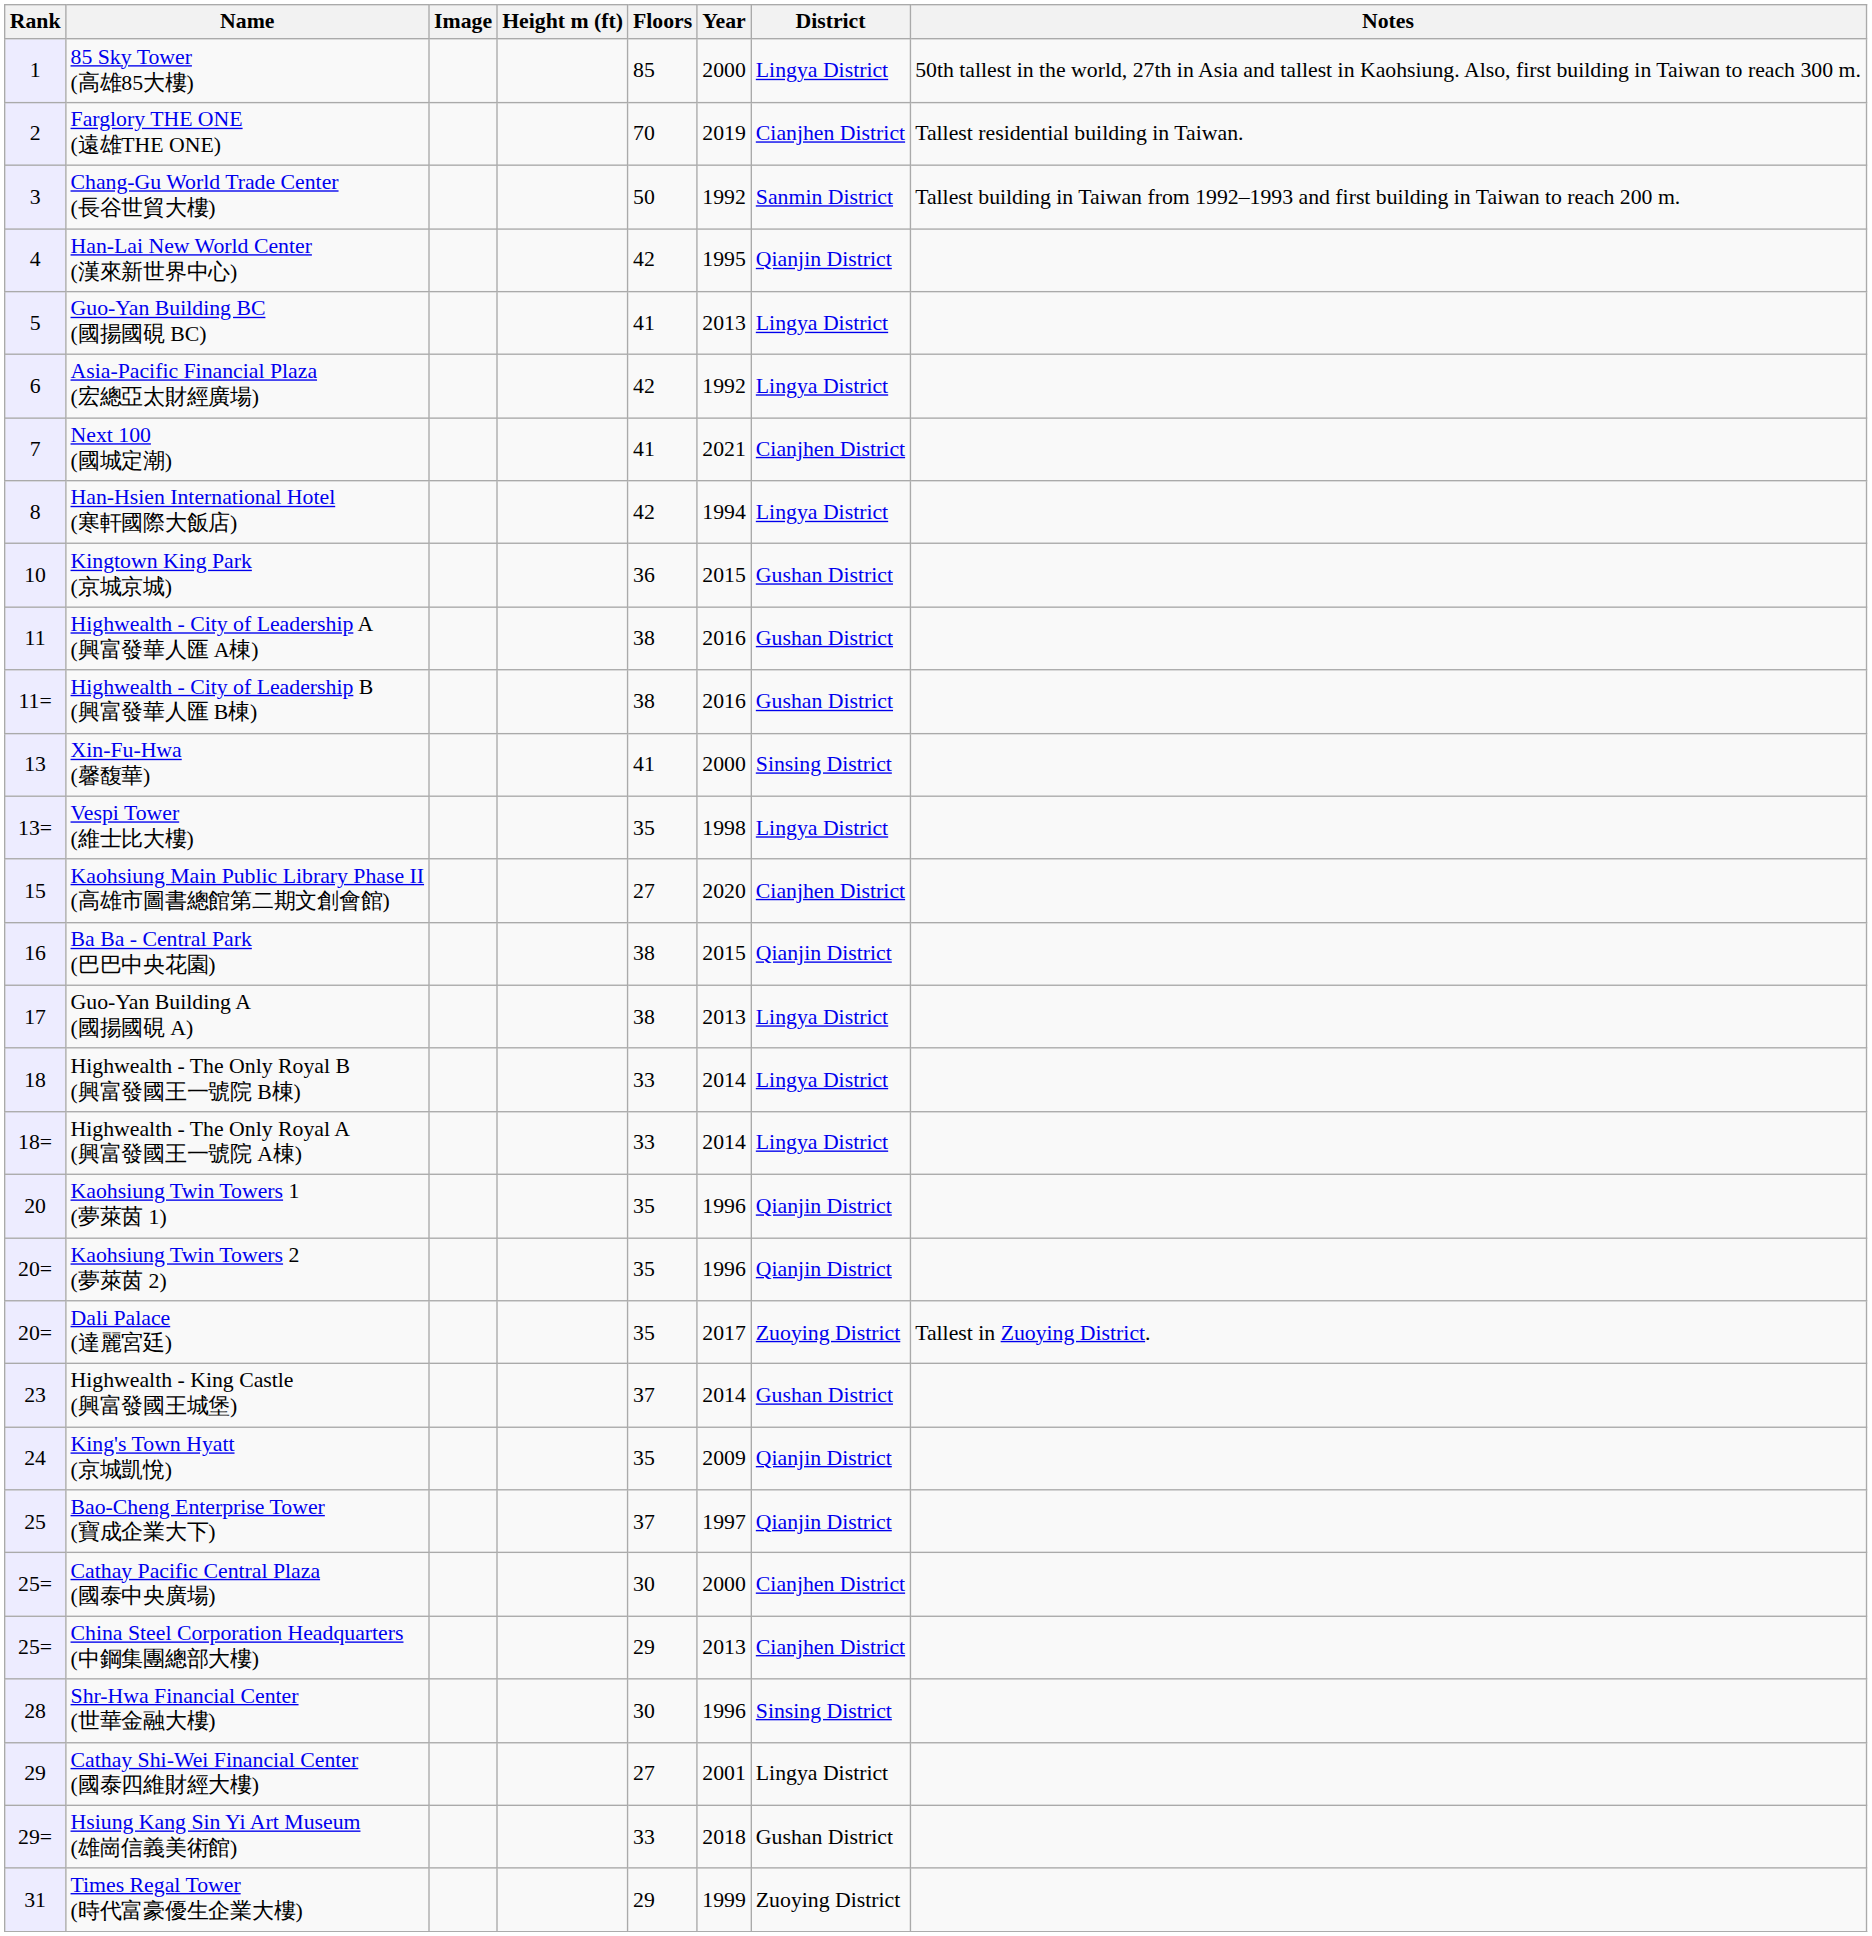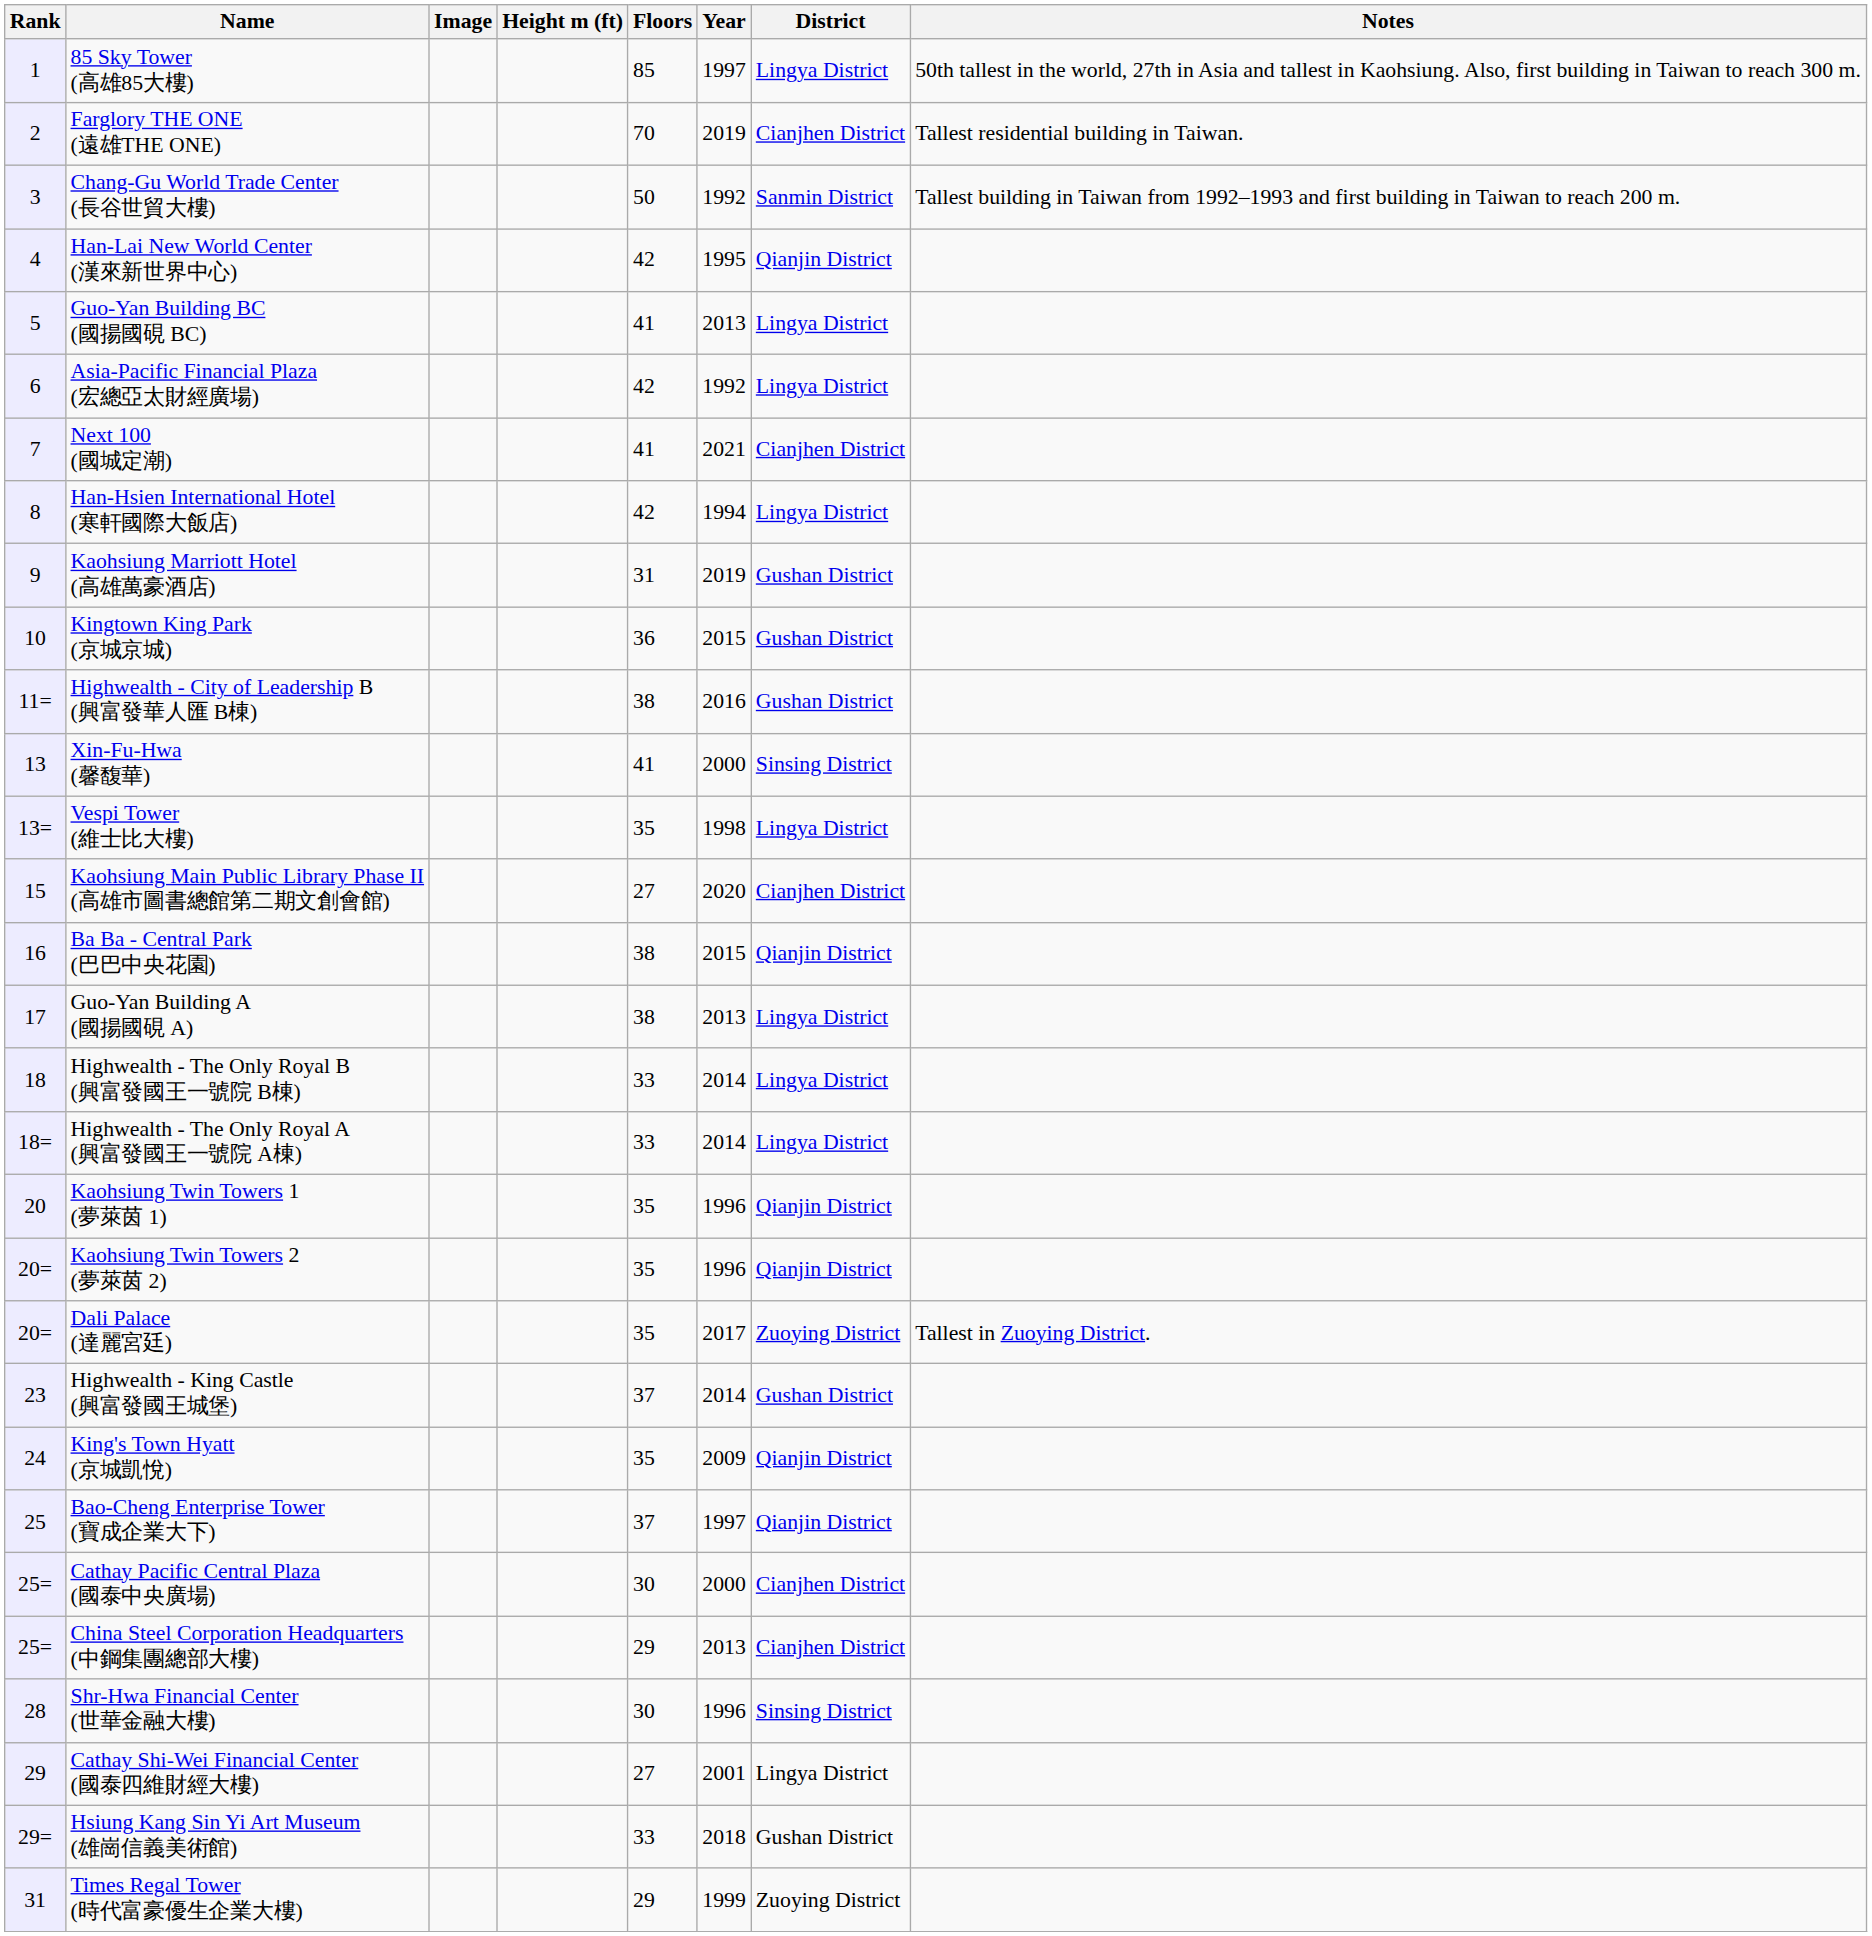(724, 70) 2000 -> (724, 70) 1997
+ row: (184, 573)
- row: (222, 636)
